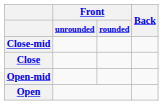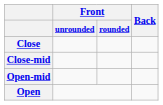rows swapped: (28, 60) <-> (28, 44)
